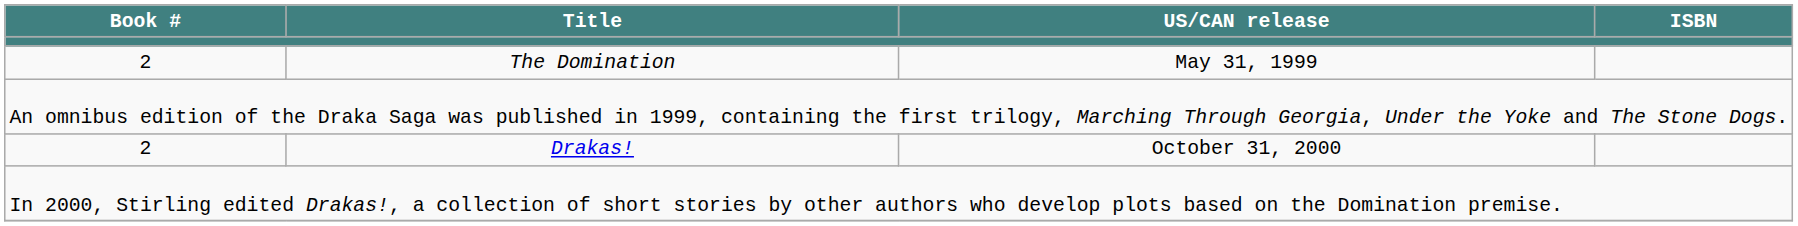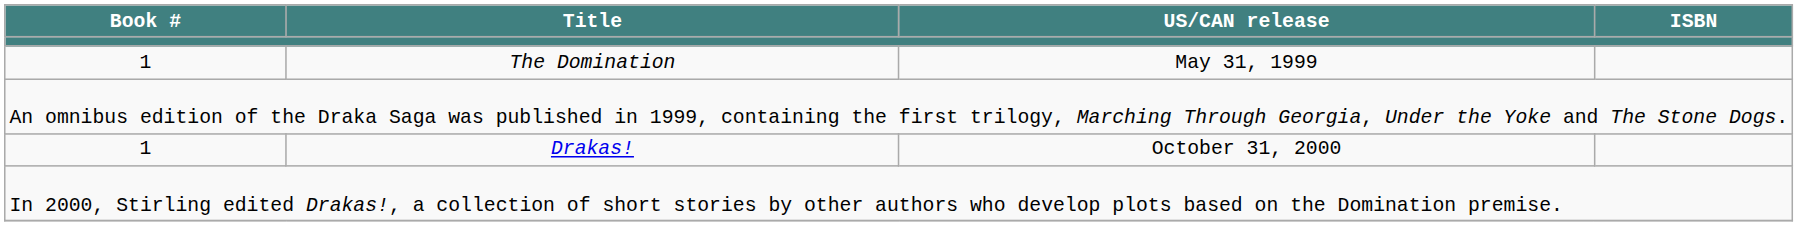(145, 62) 2 -> (145, 62) 1
(145, 150) 2 -> (145, 150) 1
